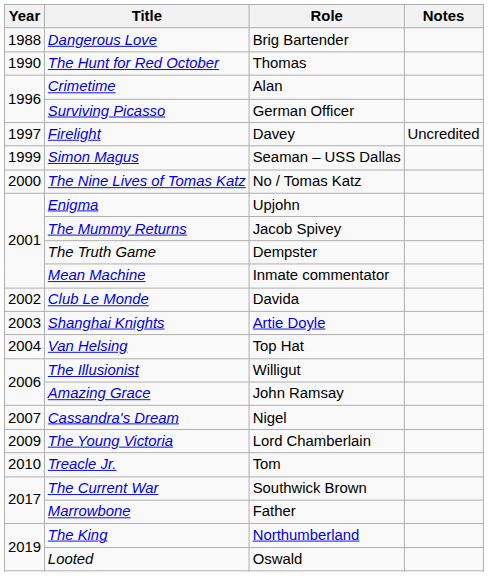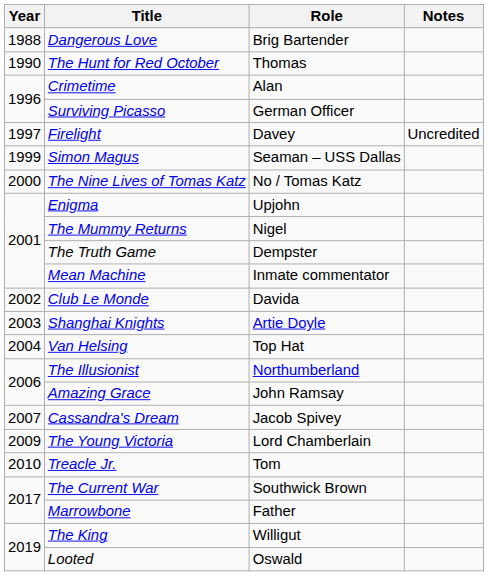(297, 228) Jacob Spivey -> (270, 228) Nigel
(277, 370) Willigut -> (306, 370) Northumberland
(270, 417) Nigel -> (297, 417) Jacob Spivey
(306, 535) Northumberland -> (277, 535) Willigut
